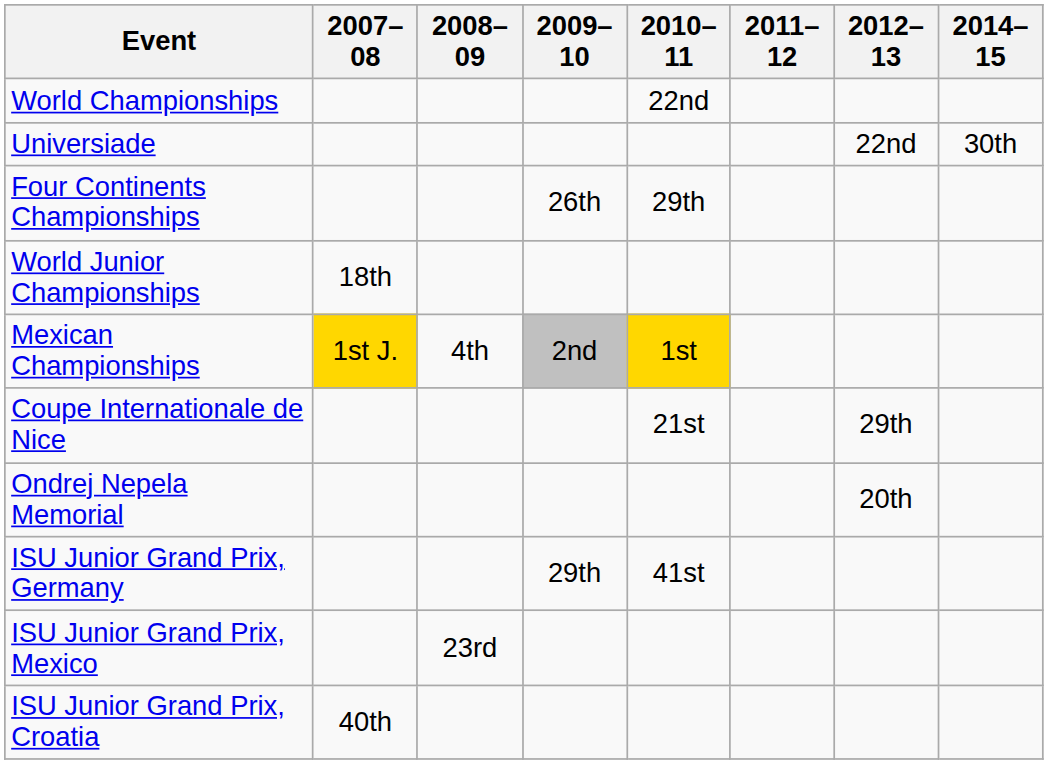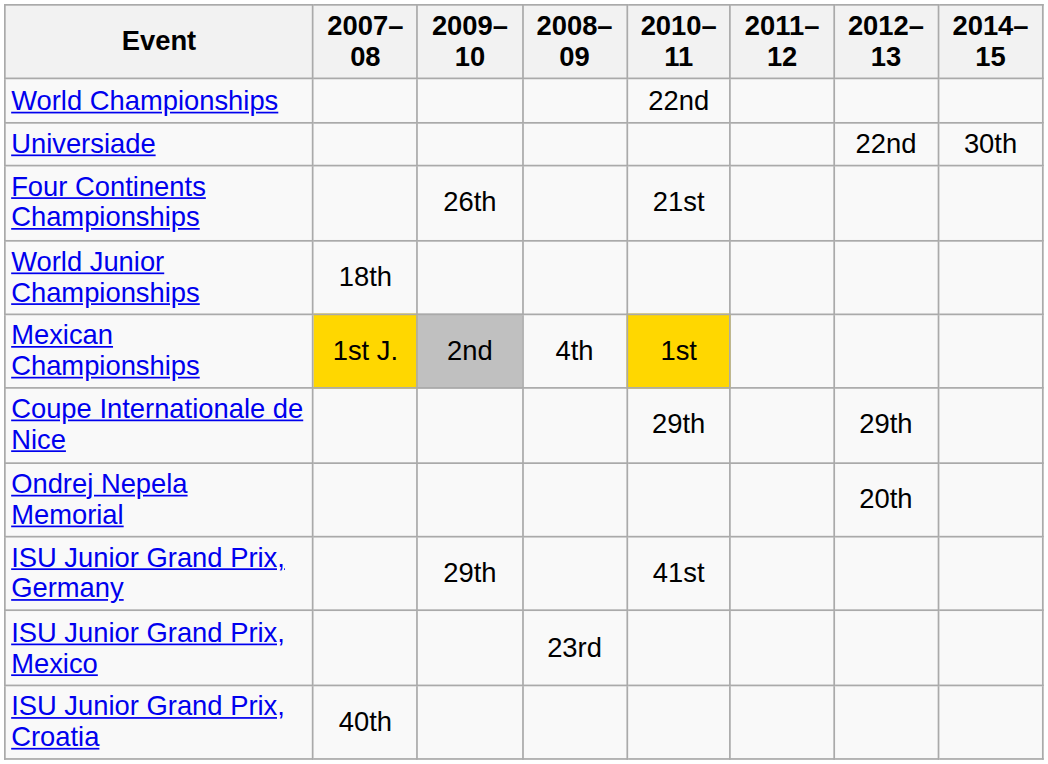columns swapped: (470, 41) <-> (575, 41)
(679, 202) 29th -> (679, 202) 21st
(679, 425) 21st -> (679, 425) 29th
